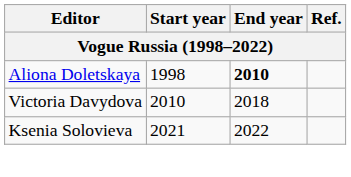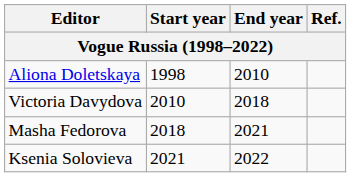(252, 74) bold -> (252, 74) normal
+ row: (68, 130)
